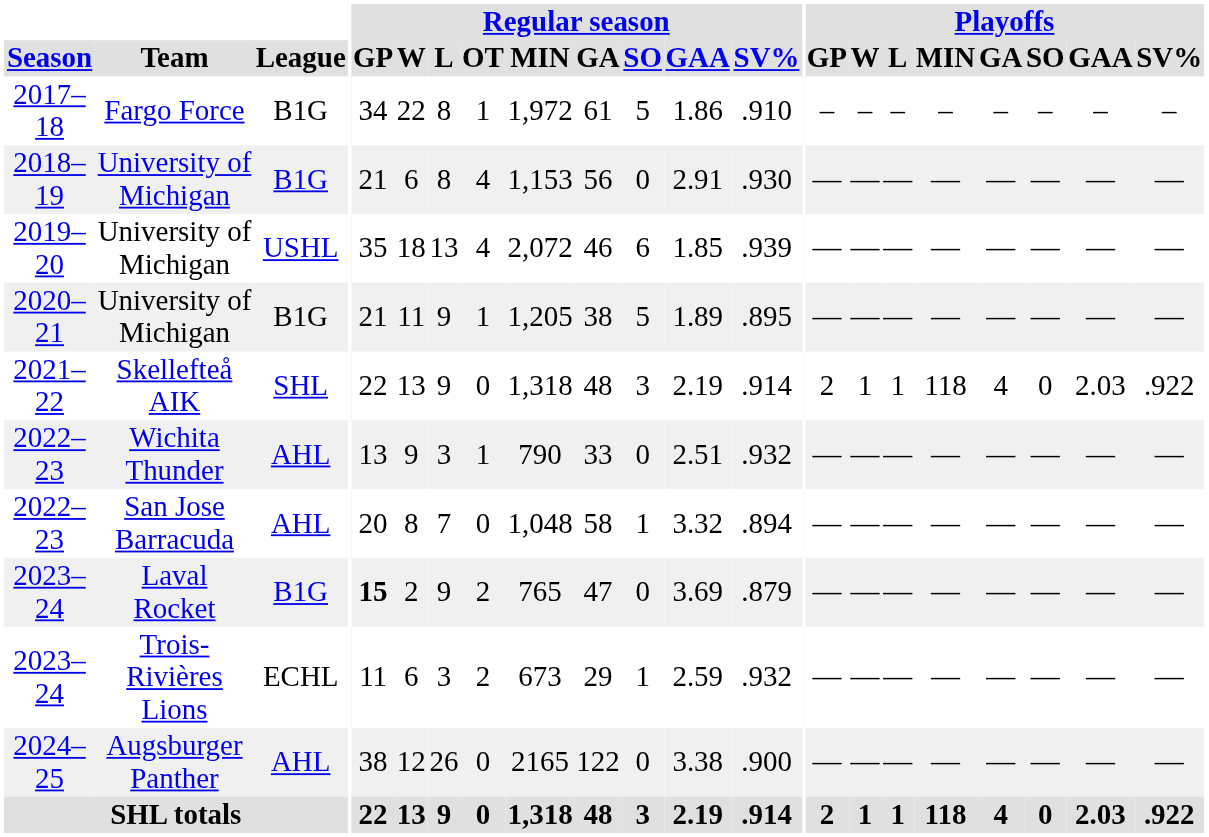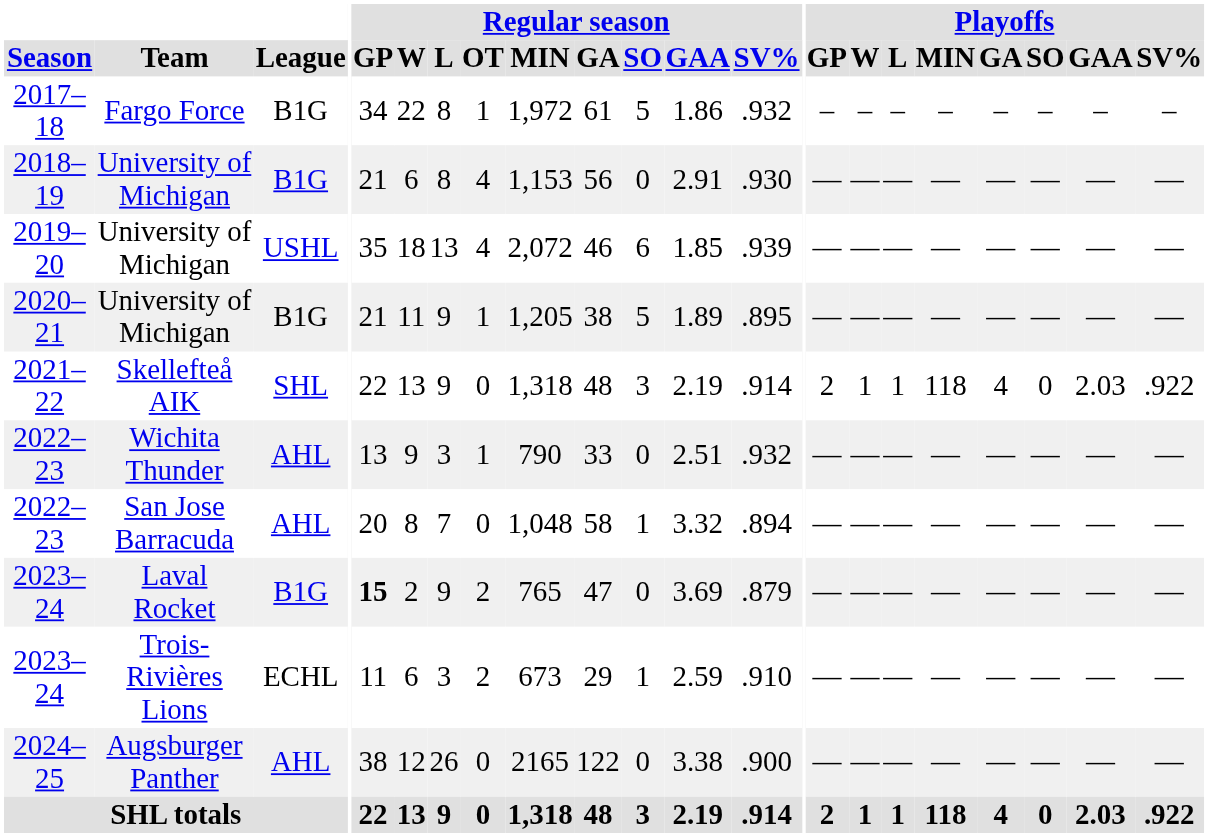(767, 110) .910 -> (767, 110) .932
(767, 676) .932 -> (767, 676) .910
